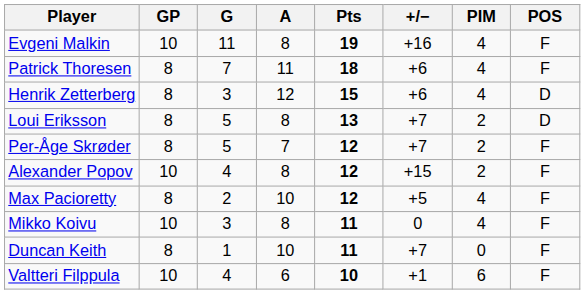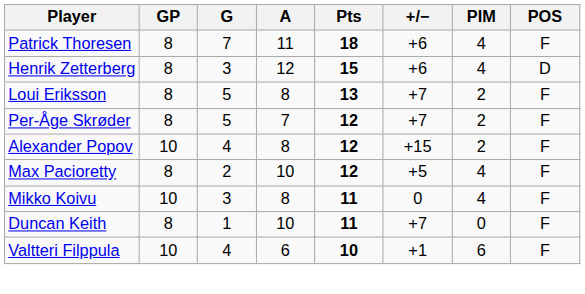- row: (59, 43)
(545, 120) D -> (545, 95) F
